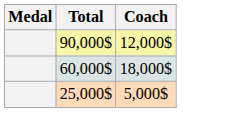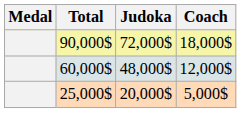+ column: (146, 17)
(146, 42) 12,000$ -> (206, 42) 18,000$
(146, 68) 18,000$ -> (206, 68) 12,000$
